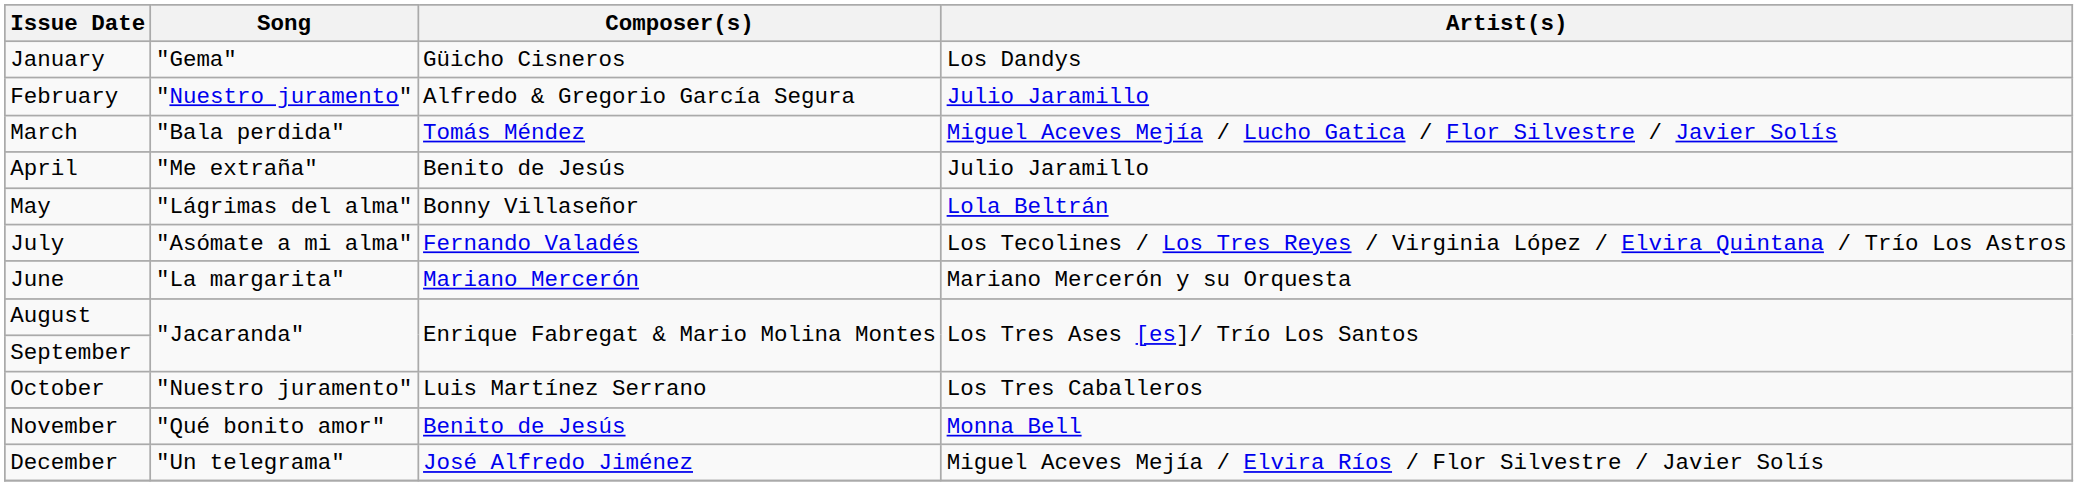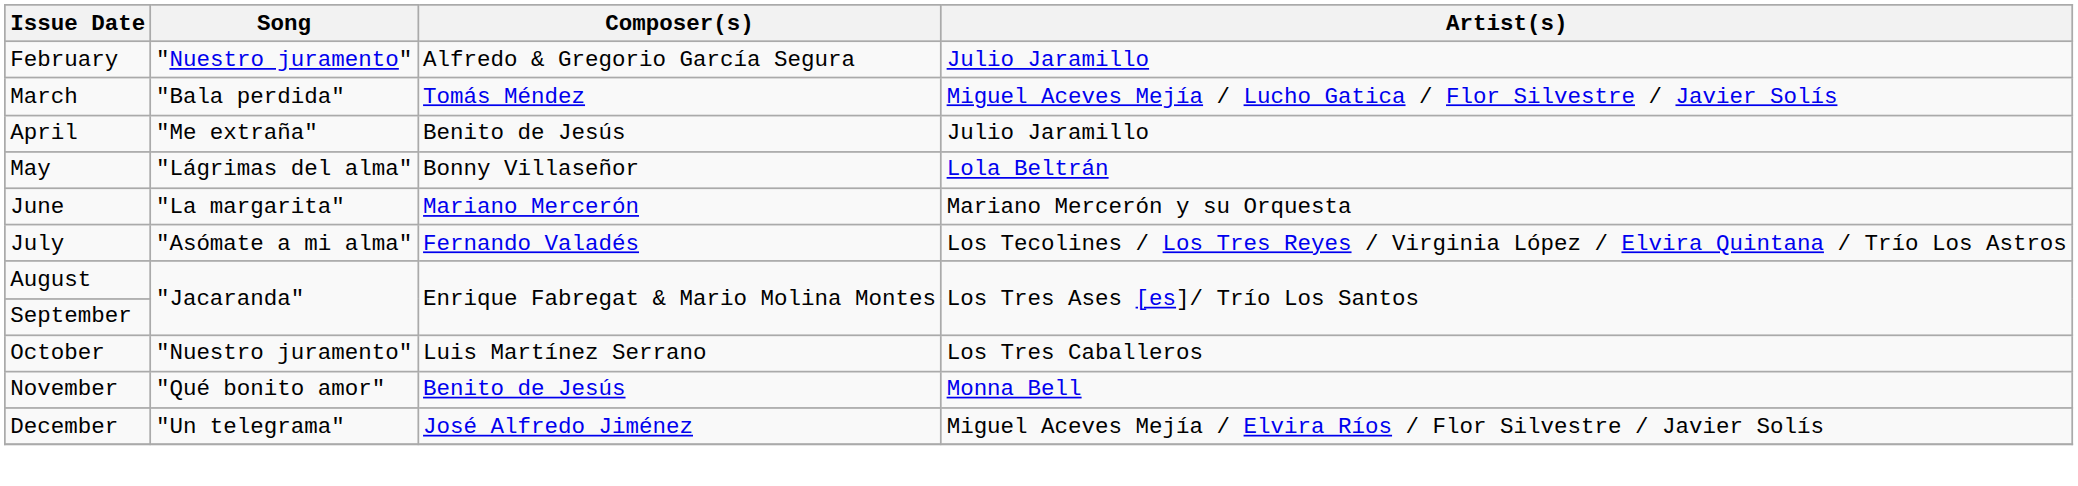- row: (57, 60)
rows swapped: (37, 280) <-> (37, 243)
